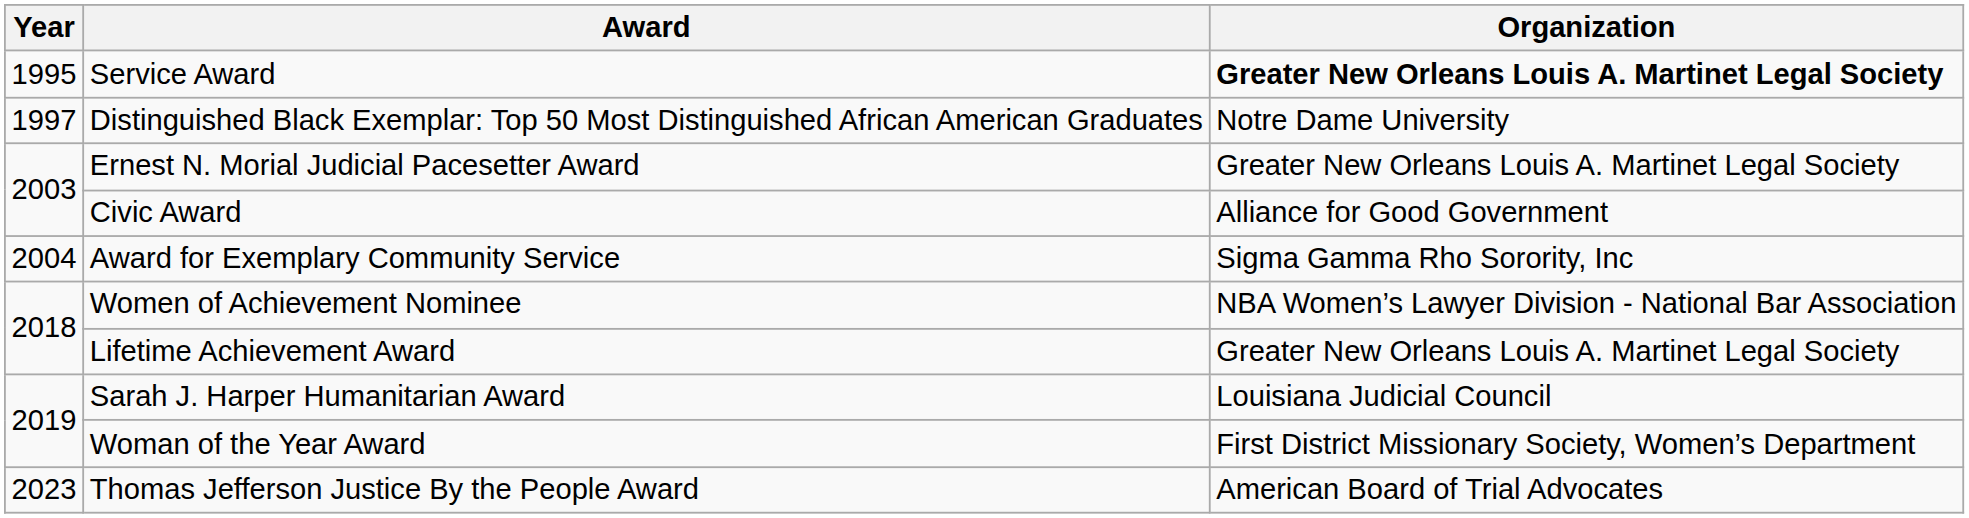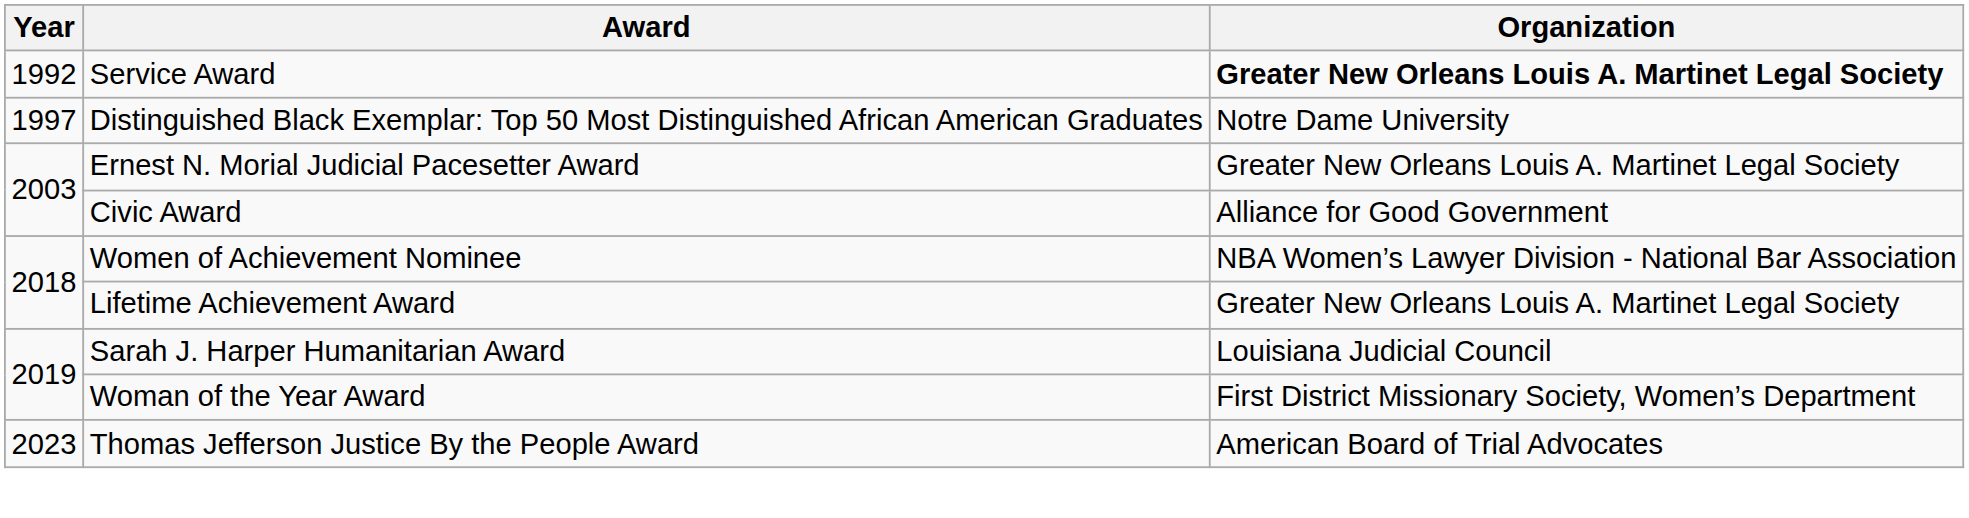(44, 73) 1995 -> (44, 73) 1992
- row: (355, 258)
